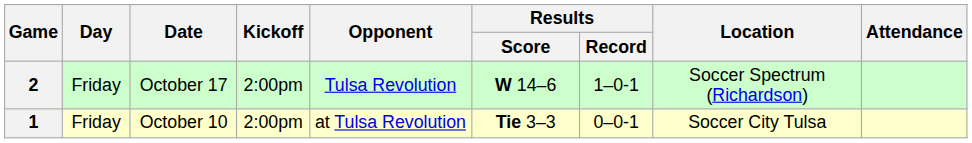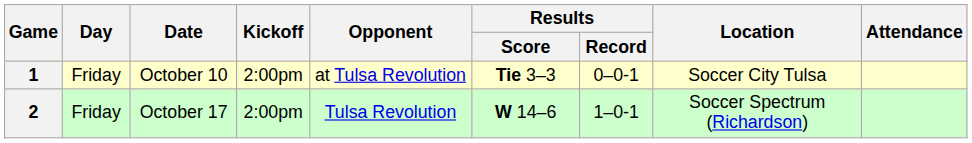rows swapped: (33, 123) <-> (33, 84)
